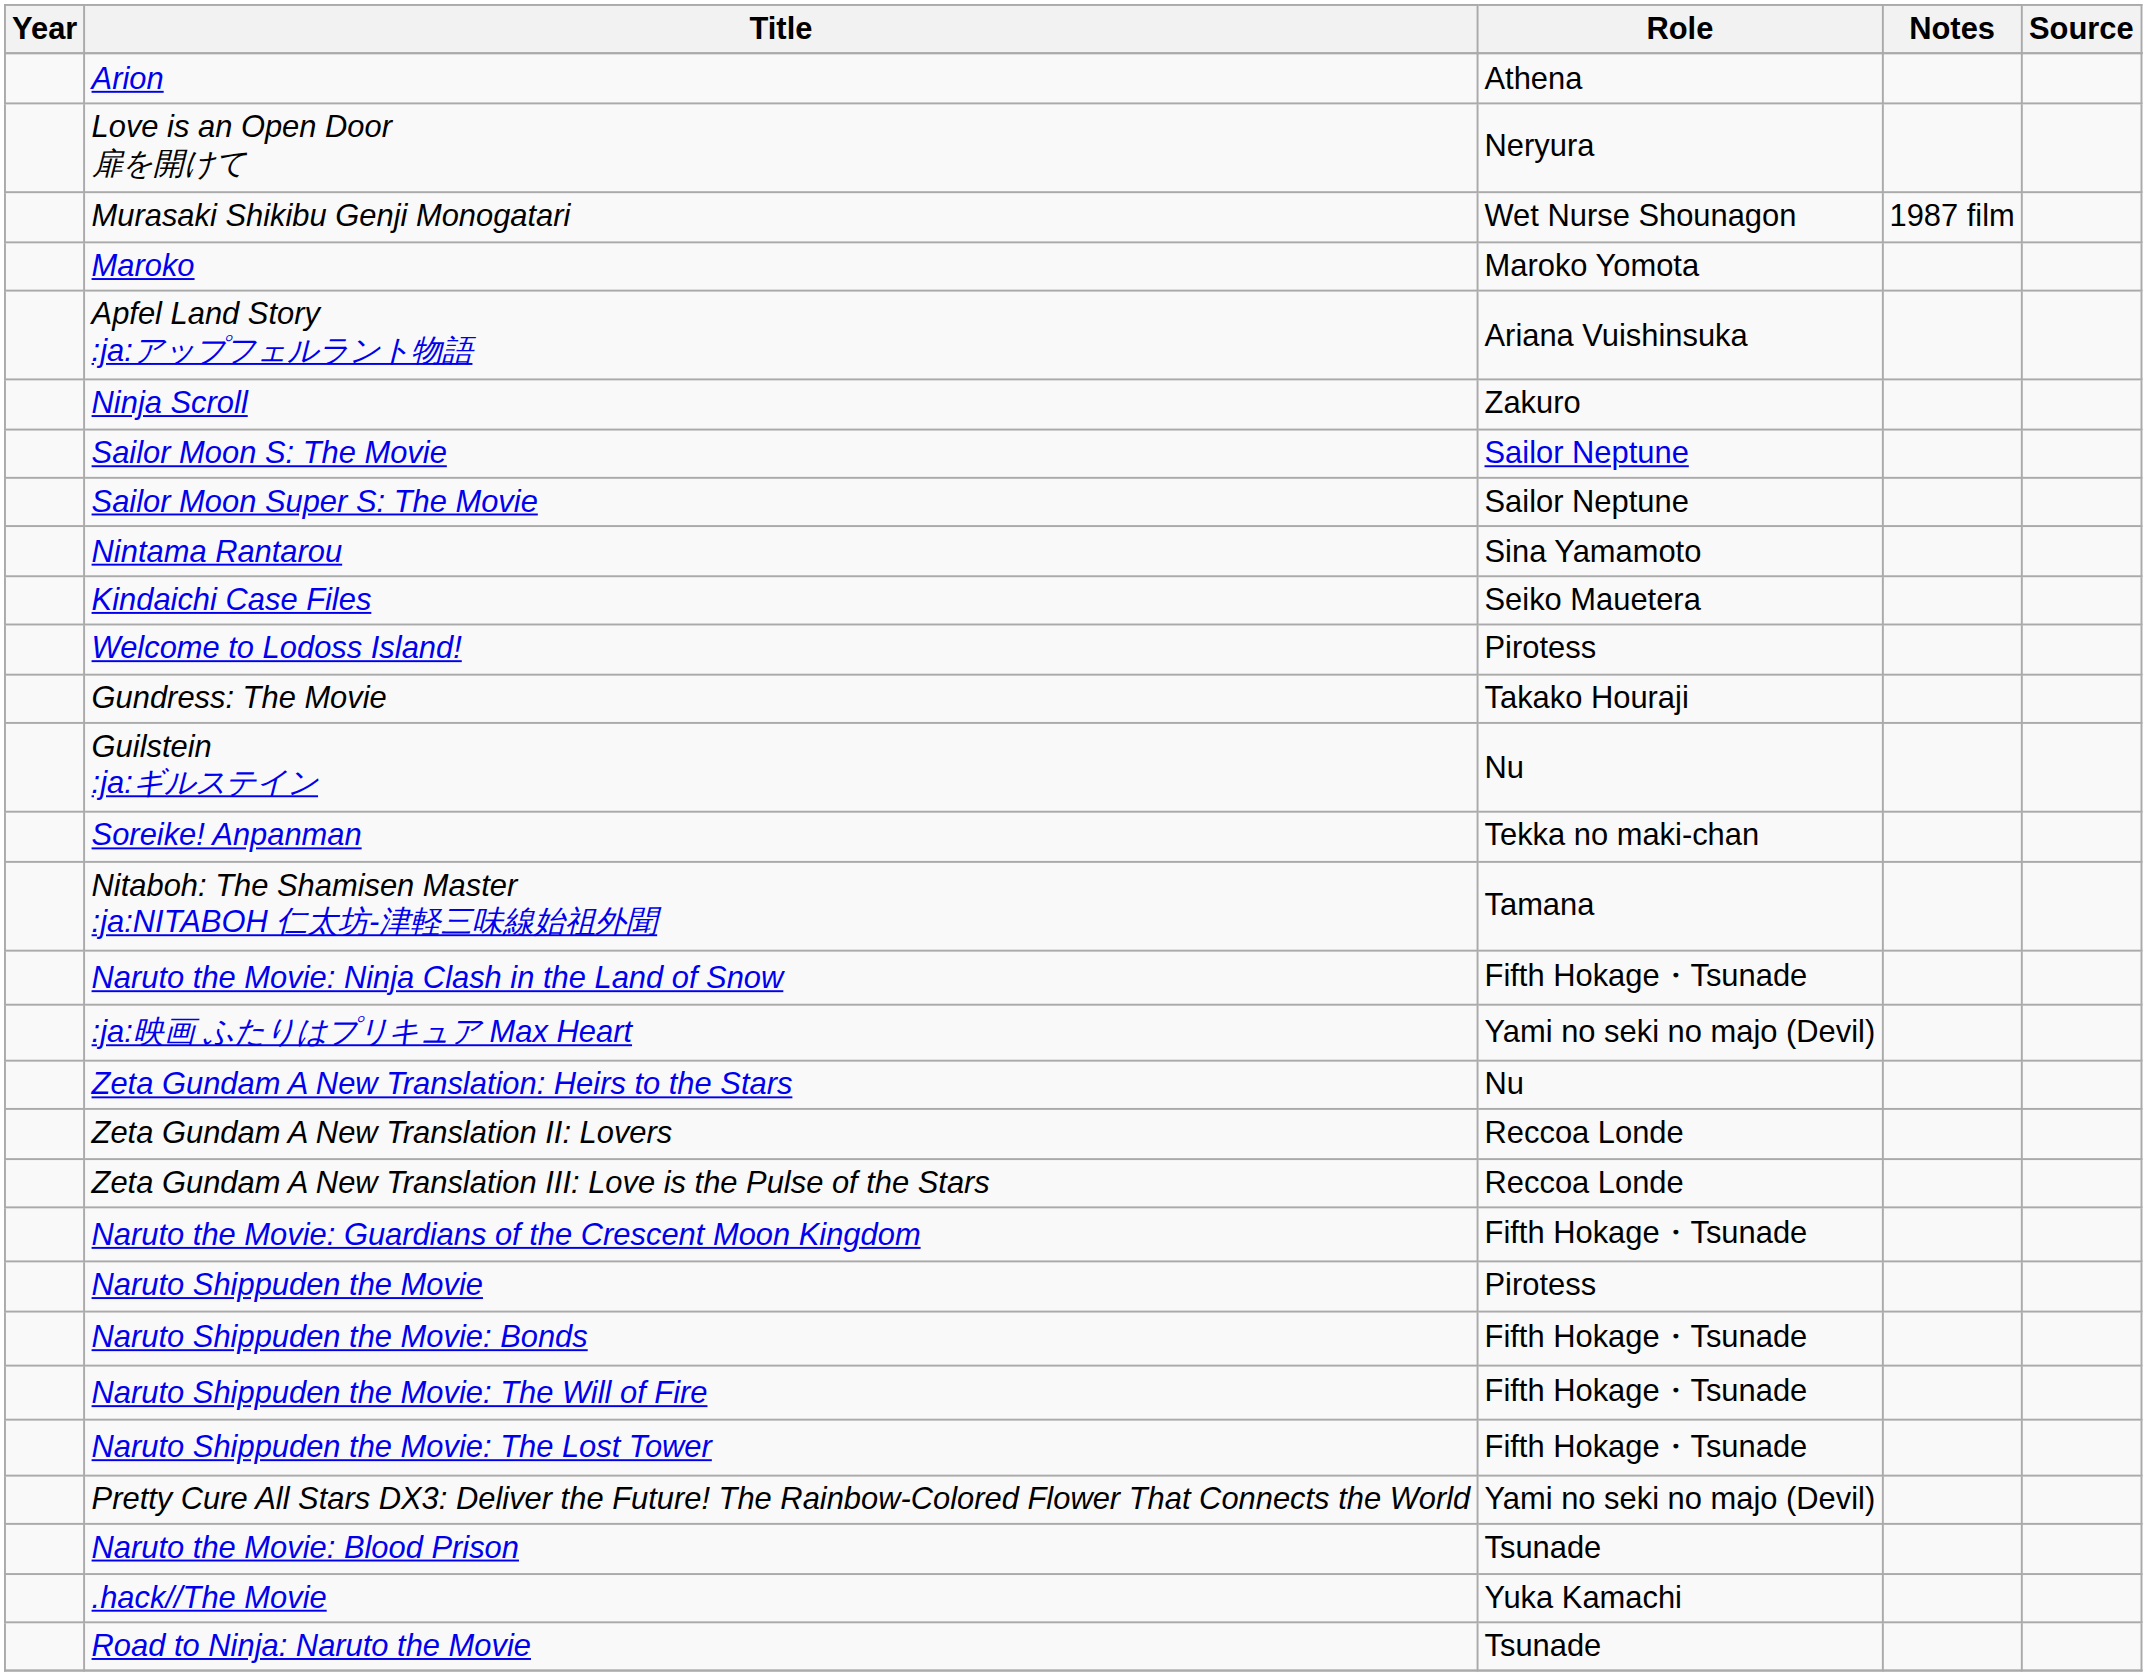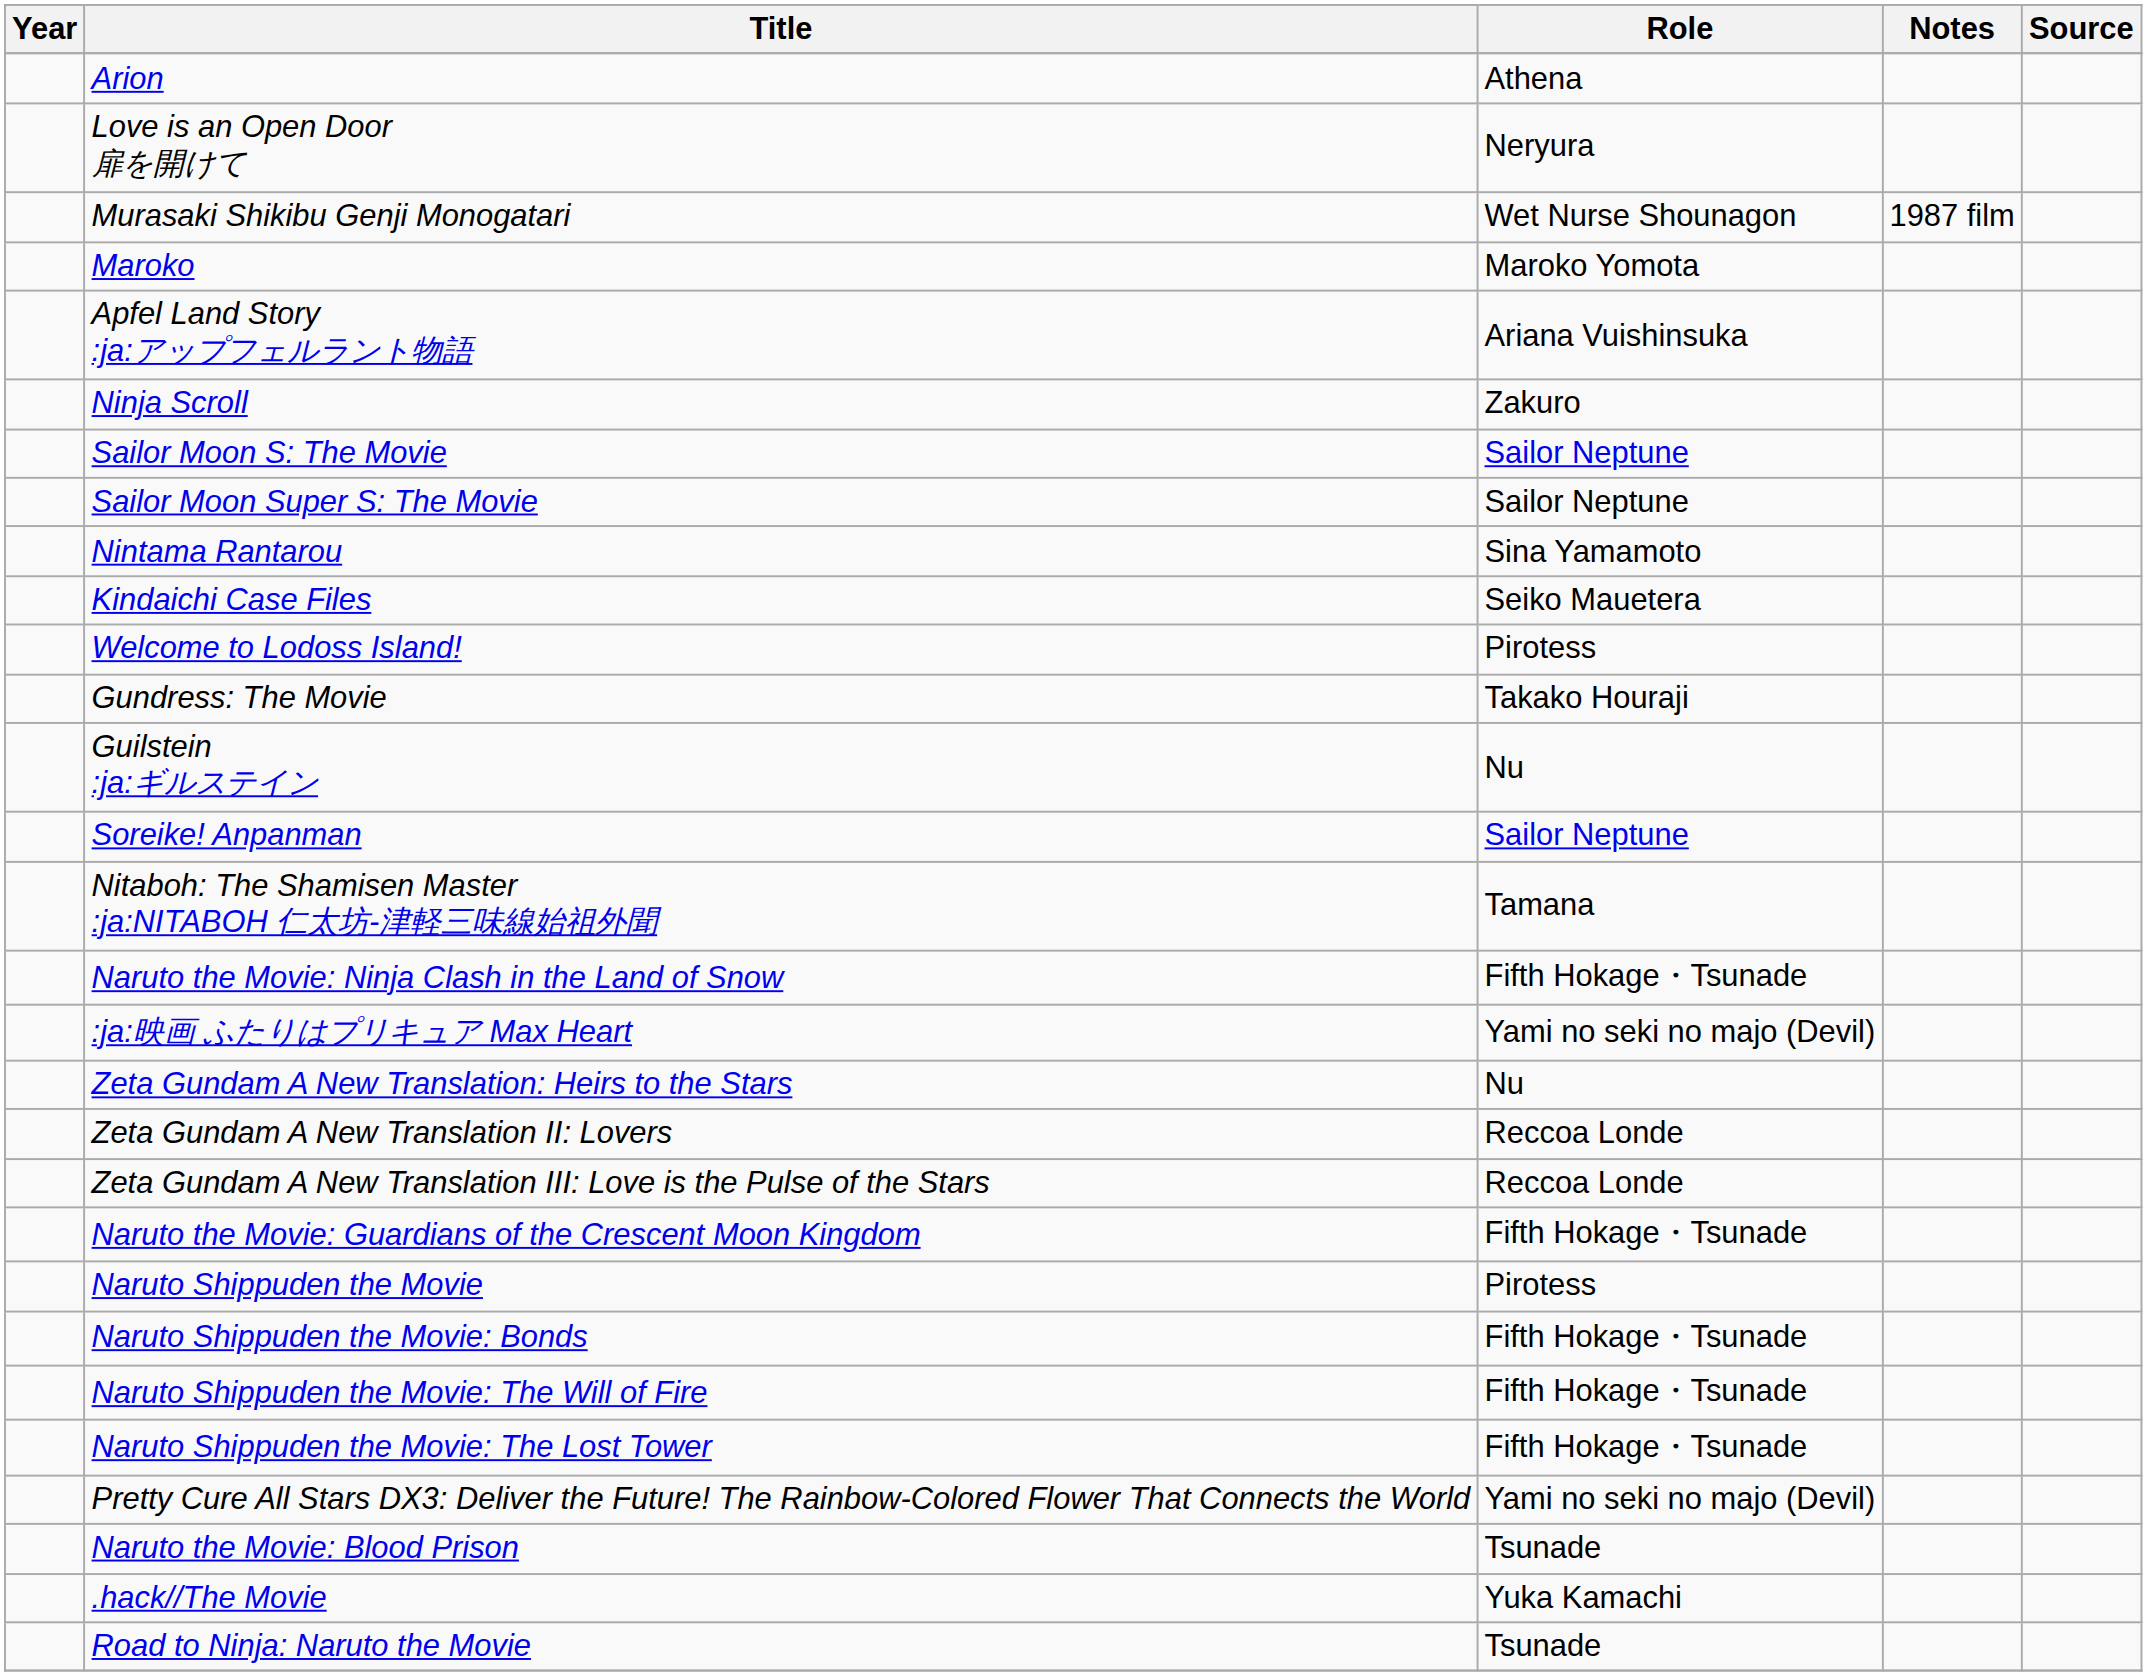(1622, 836) Tekka no maki-chan -> (1587, 836) Sailor Neptune
